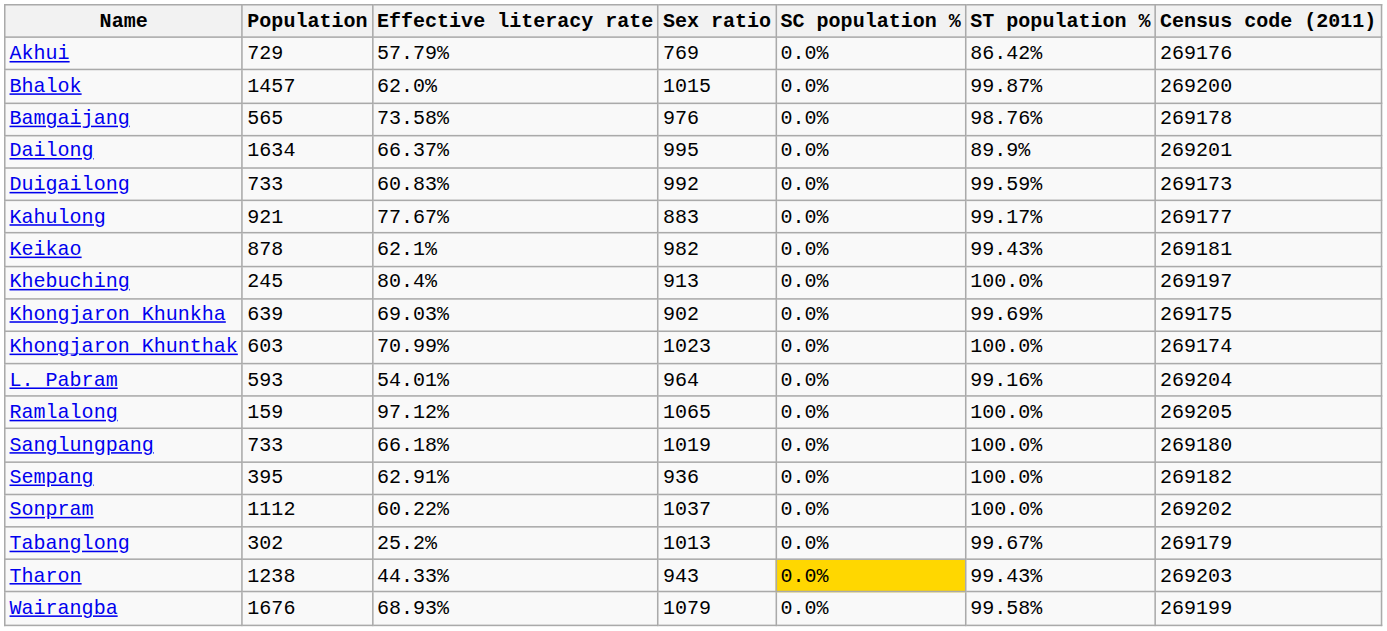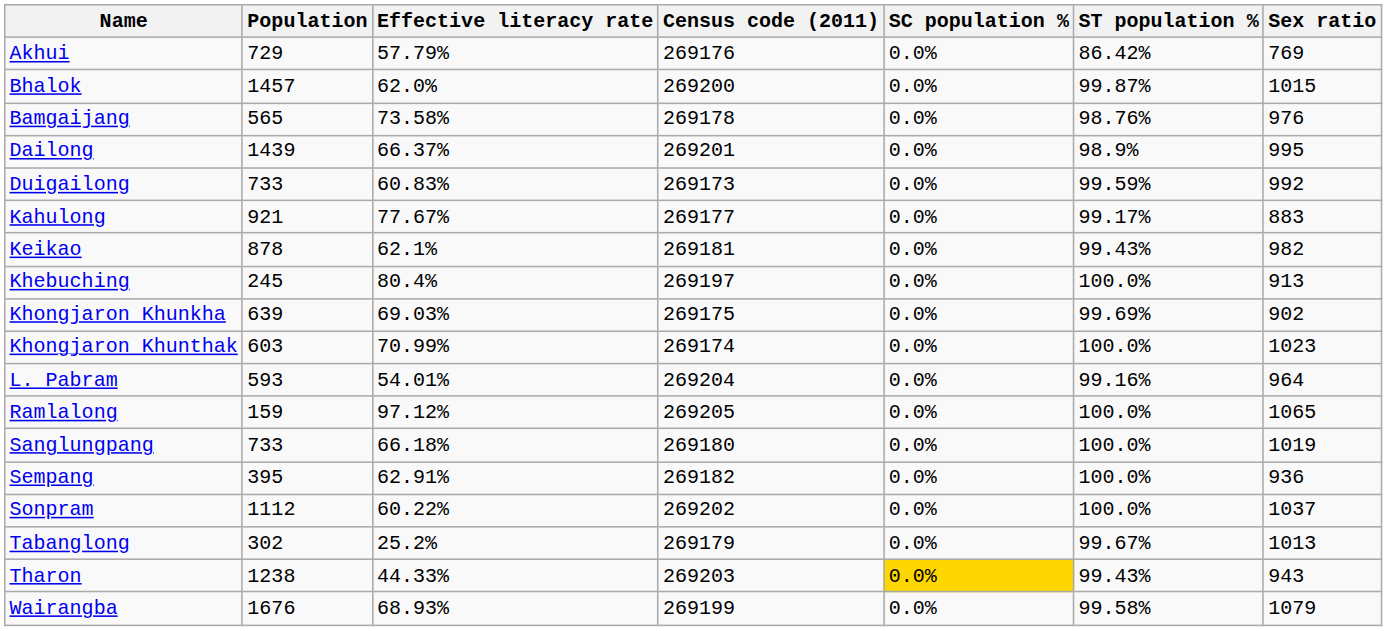columns swapped: (717, 21) <-> (1268, 21)
(271, 152) 1634 -> (271, 152) 1439
(1000, 152) 89.9% -> (1108, 152) 98.9%
